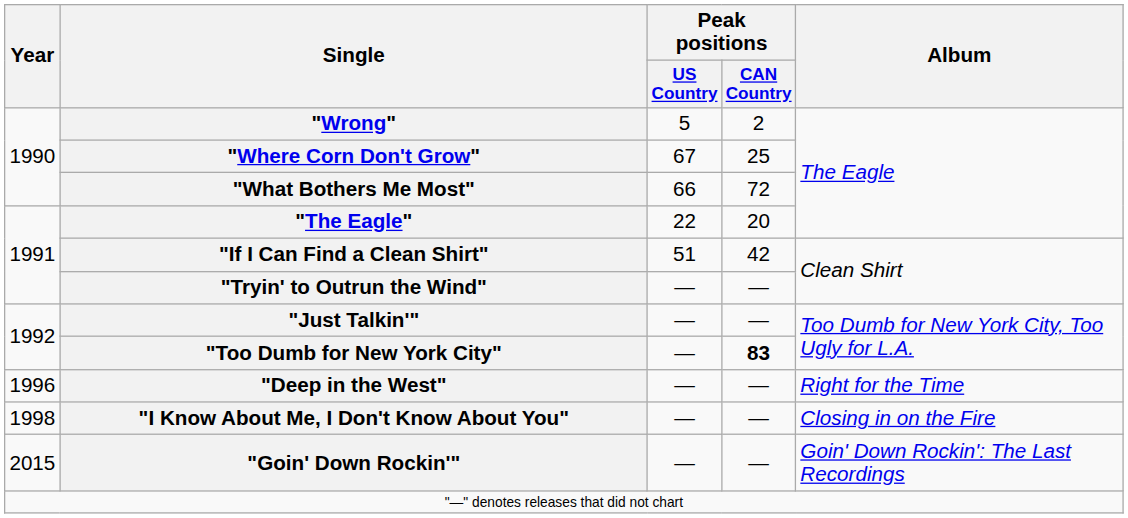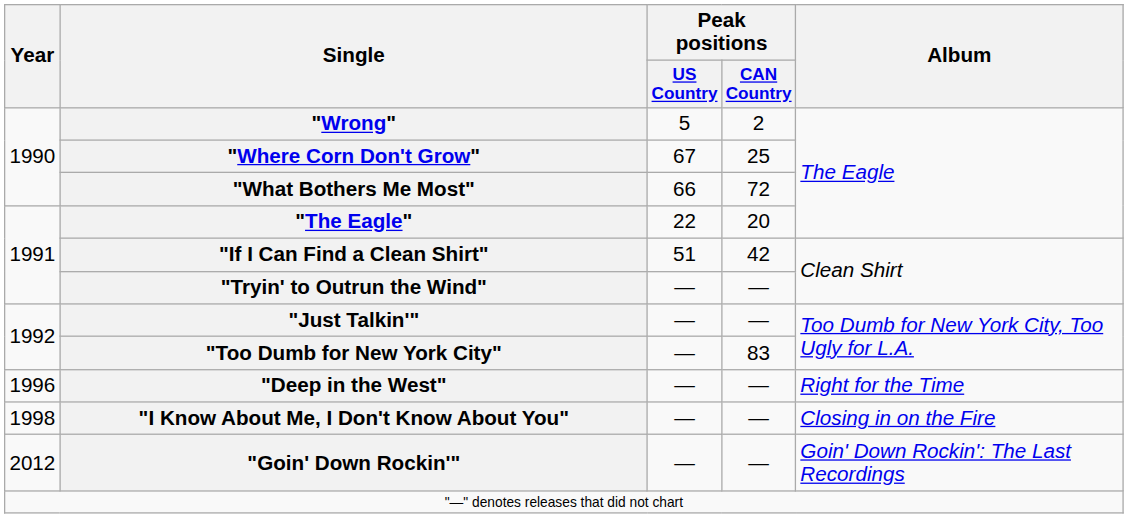(759, 352) bold -> (759, 352) normal
(32, 462) 2015 -> (32, 462) 2012
